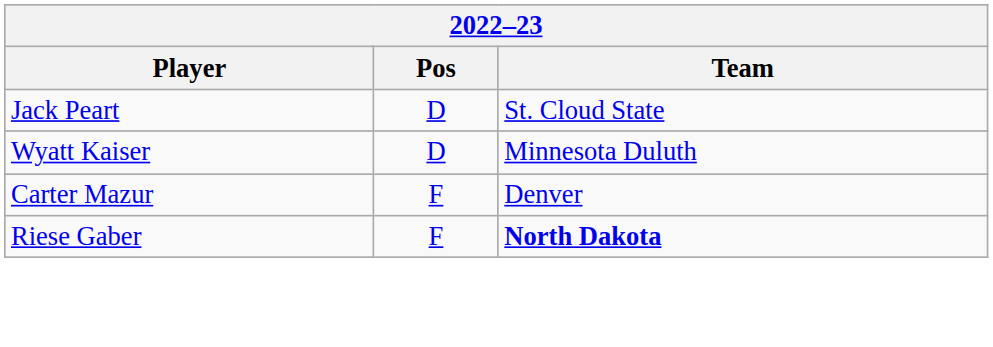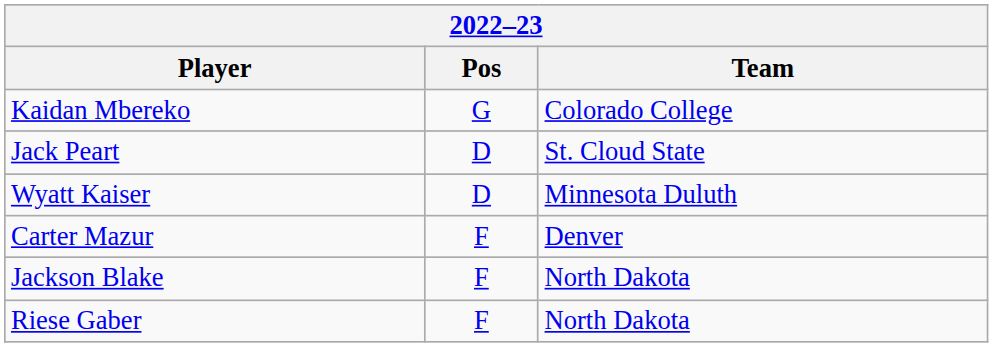+ row: (101, 109)
+ row: (87, 278)
(583, 236) bold -> (617, 320) normal
